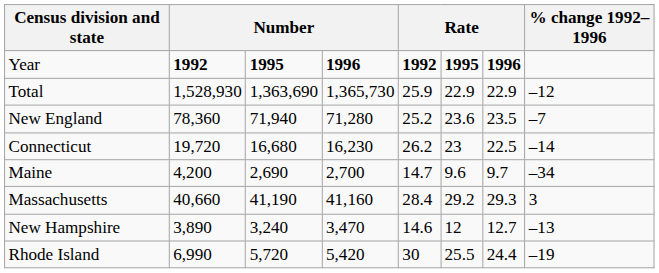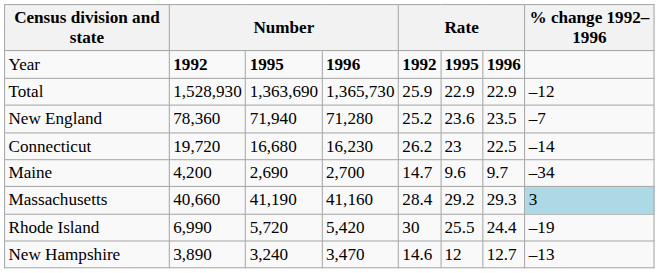(533, 200) no background -> (533, 200) lightblue background
rows swapped: (64, 227) <-> (54, 254)
